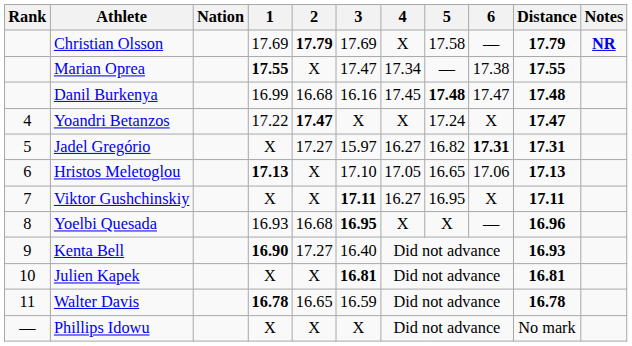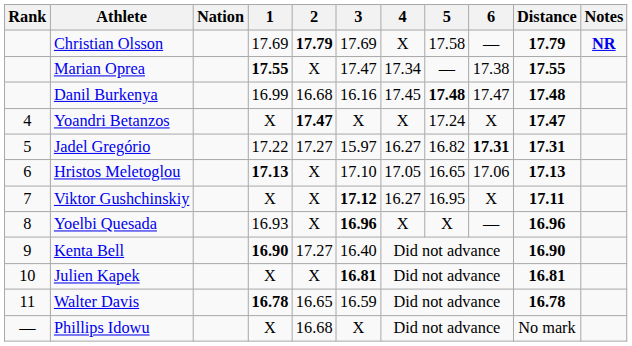(270, 120) 17.22 -> (270, 120) X
(270, 146) X -> (270, 146) 17.22
(358, 198) 17.11 -> (358, 198) 17.12
(314, 224) 16.68 -> (314, 224) X
(358, 224) 16.95 -> (358, 224) 16.96
(547, 250) 16.93 -> (547, 250) 16.90
(314, 328) X -> (314, 328) 16.68
